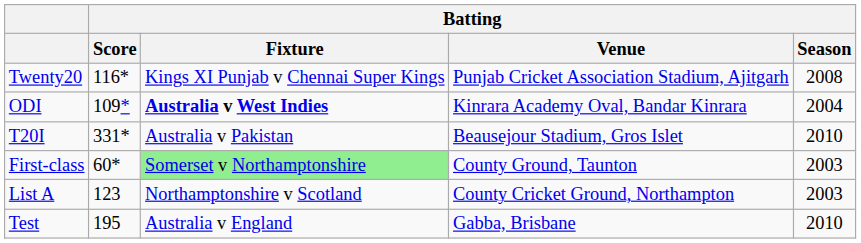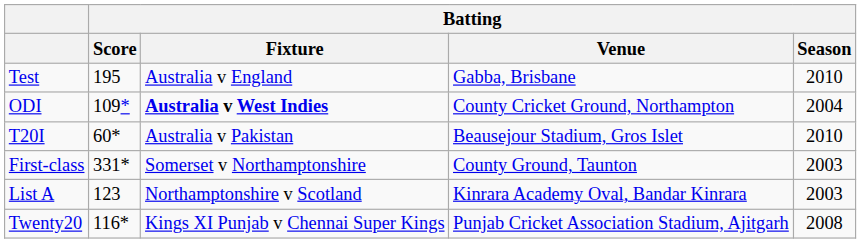rows swapped: (24, 223) <-> (45, 77)
(600, 106) Kinrara Academy Oval, Bandar Kinrara -> (594, 106) County Cricket Ground, Northampton
(111, 135) 331* -> (107, 135) 60*
(107, 164) 60* -> (111, 164) 331*
(255, 164) lightgreen background -> (255, 164) no background
(594, 194) County Cricket Ground, Northampton -> (600, 194) Kinrara Academy Oval, Bandar Kinrara
